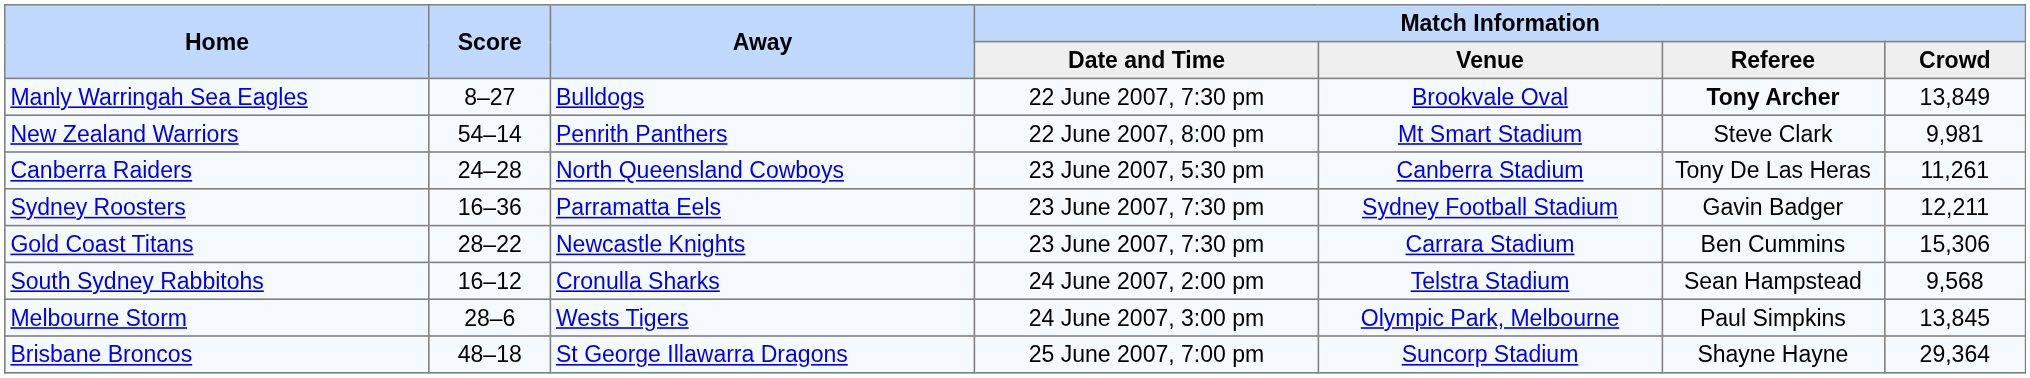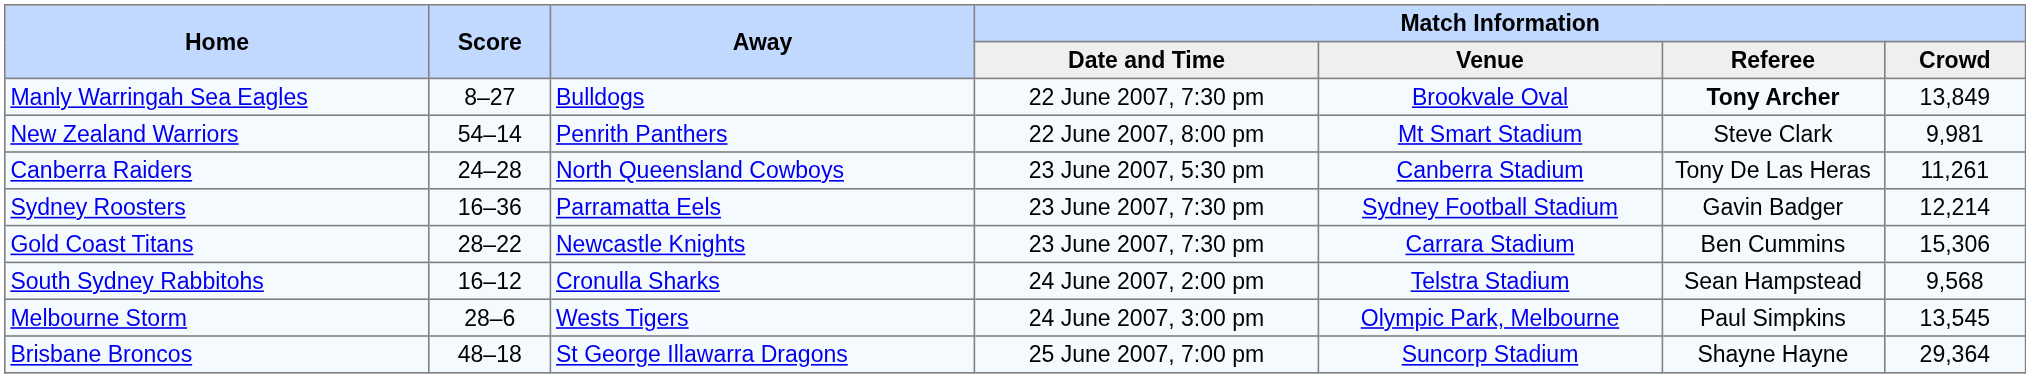(1955, 207) 12,211 -> (1955, 207) 12,214
(1955, 318) 13,845 -> (1955, 318) 13,545
